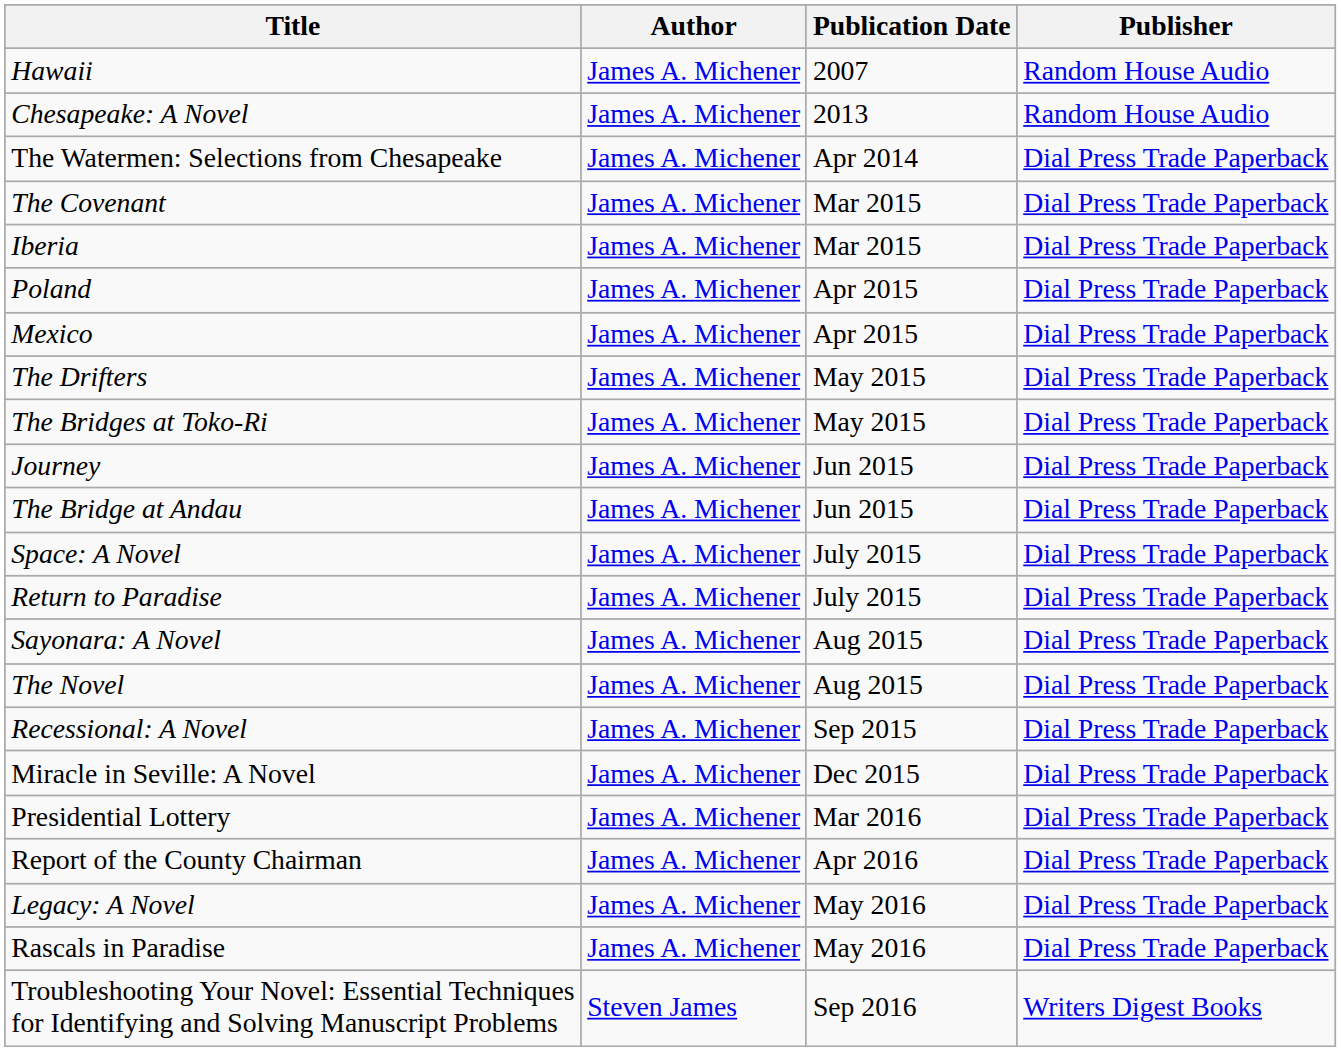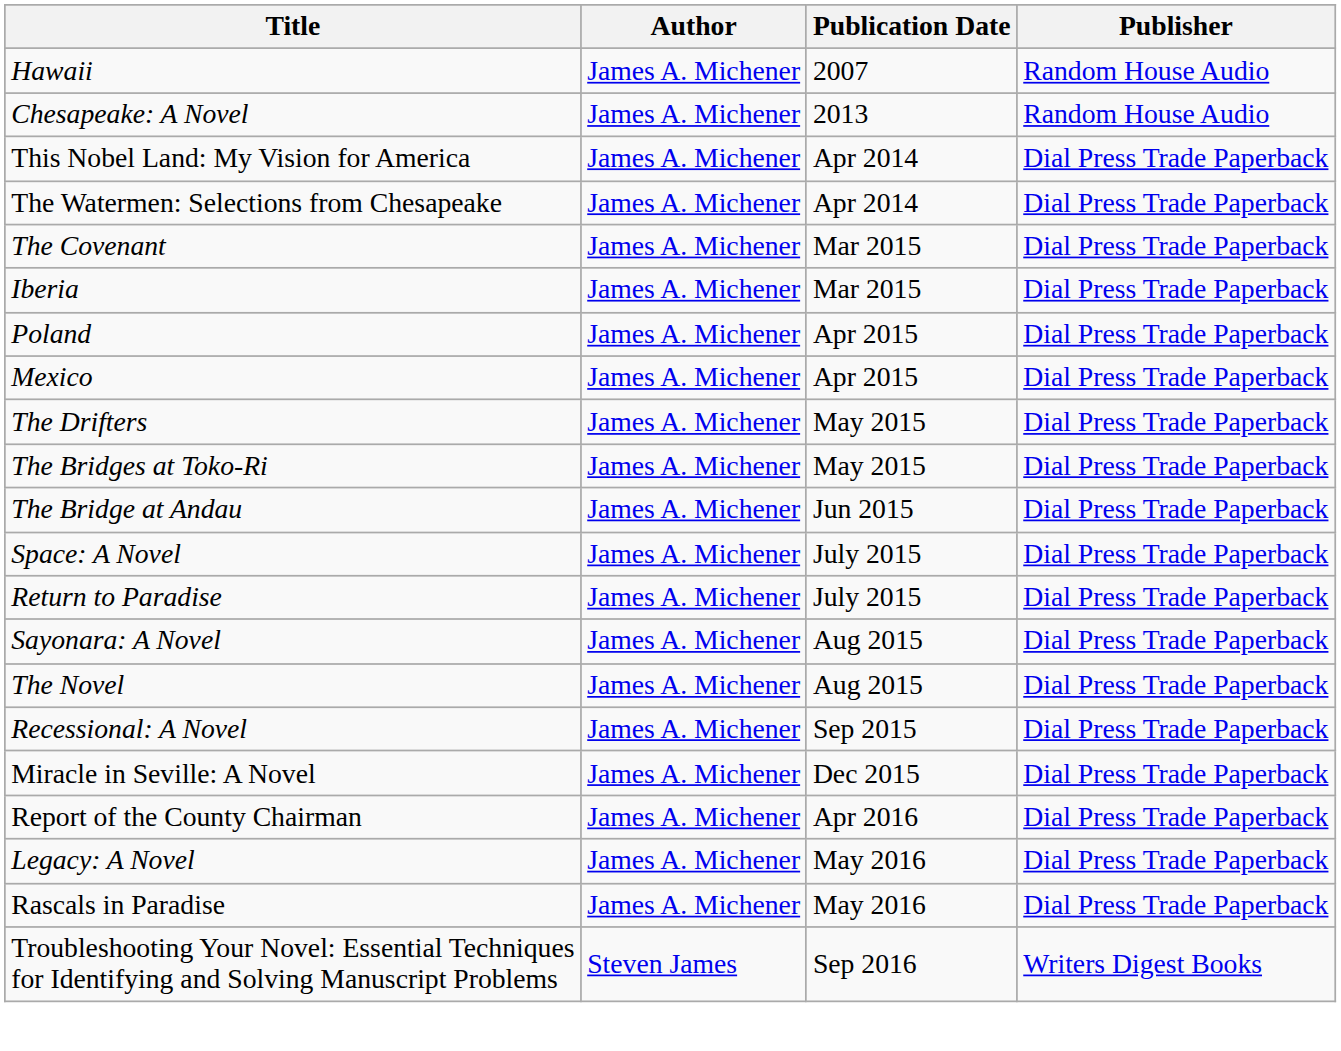+ row: (241, 158)
- row: (56, 465)
- row: (121, 816)
